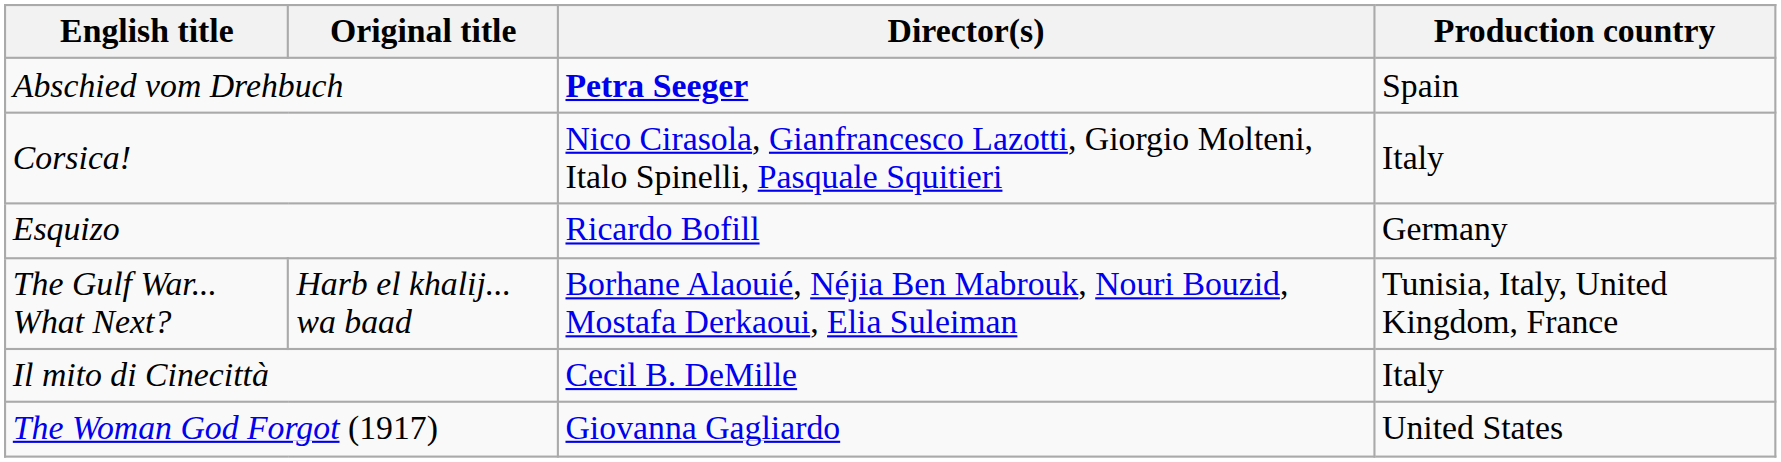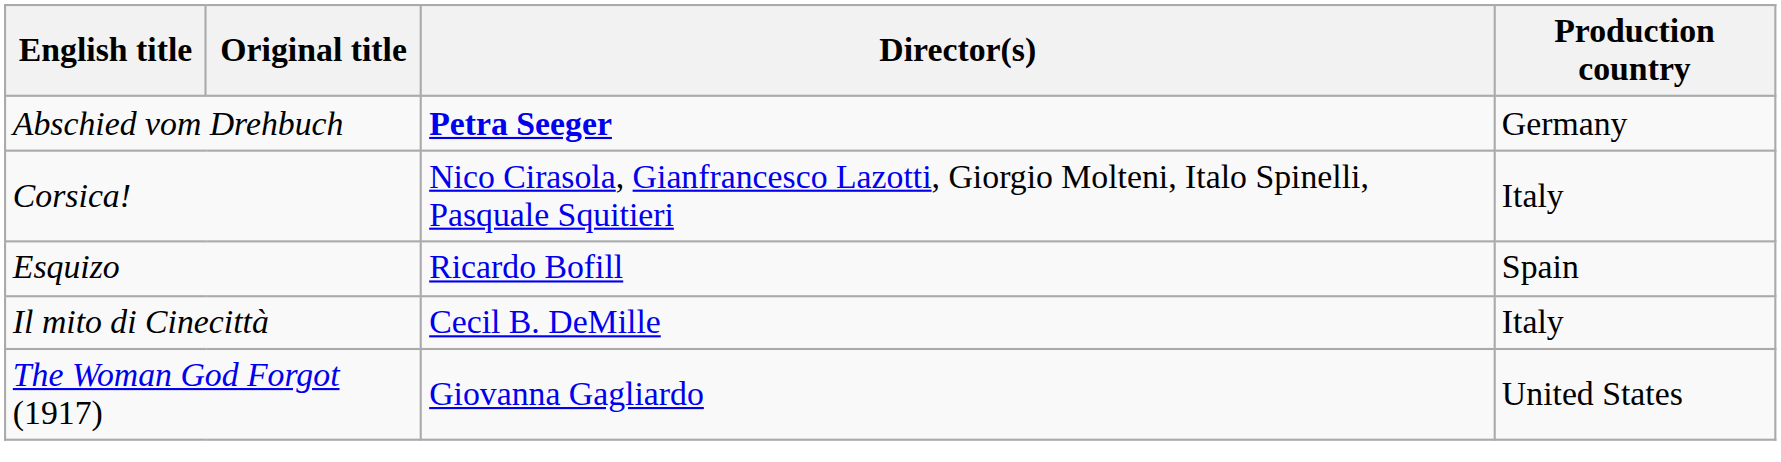(1421, 84) Spain -> (1565, 122) Germany
(1445, 229) Germany -> (1540, 267) Spain
- row: (115, 302)
